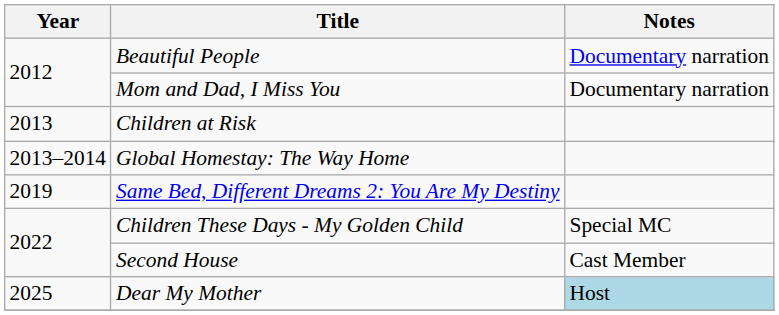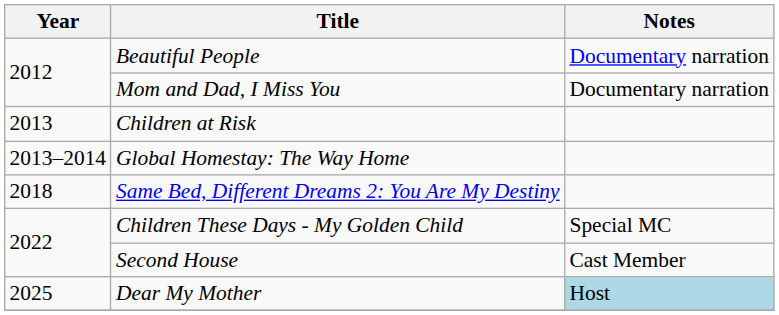(31, 191) 2019 -> (31, 191) 2018
